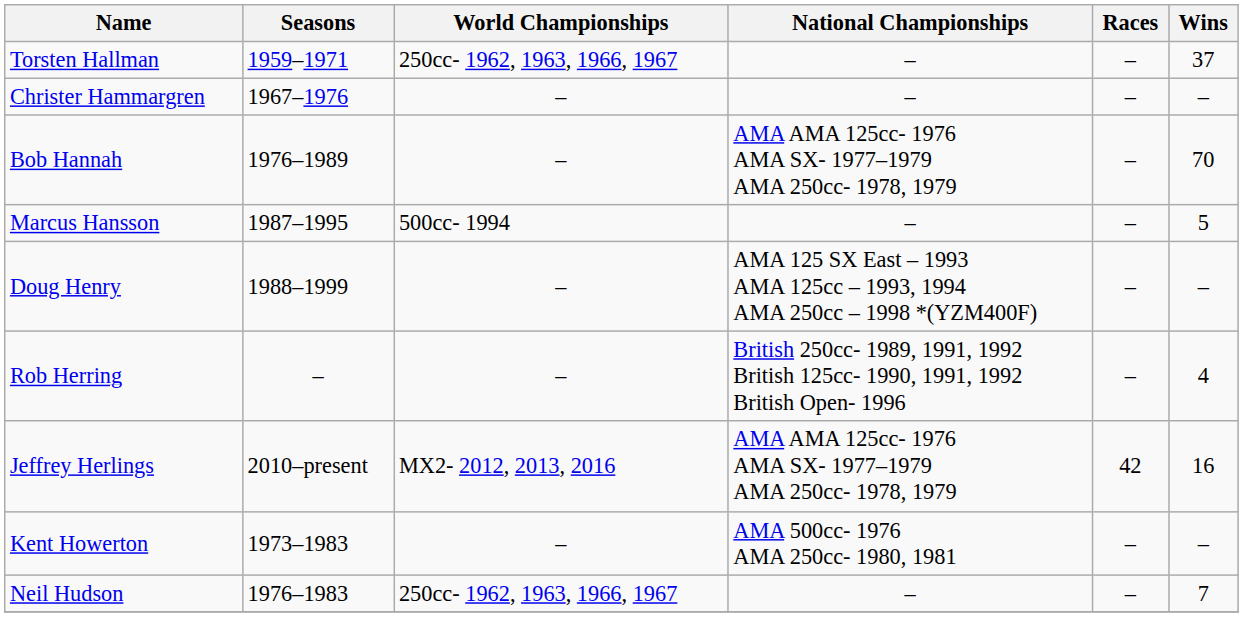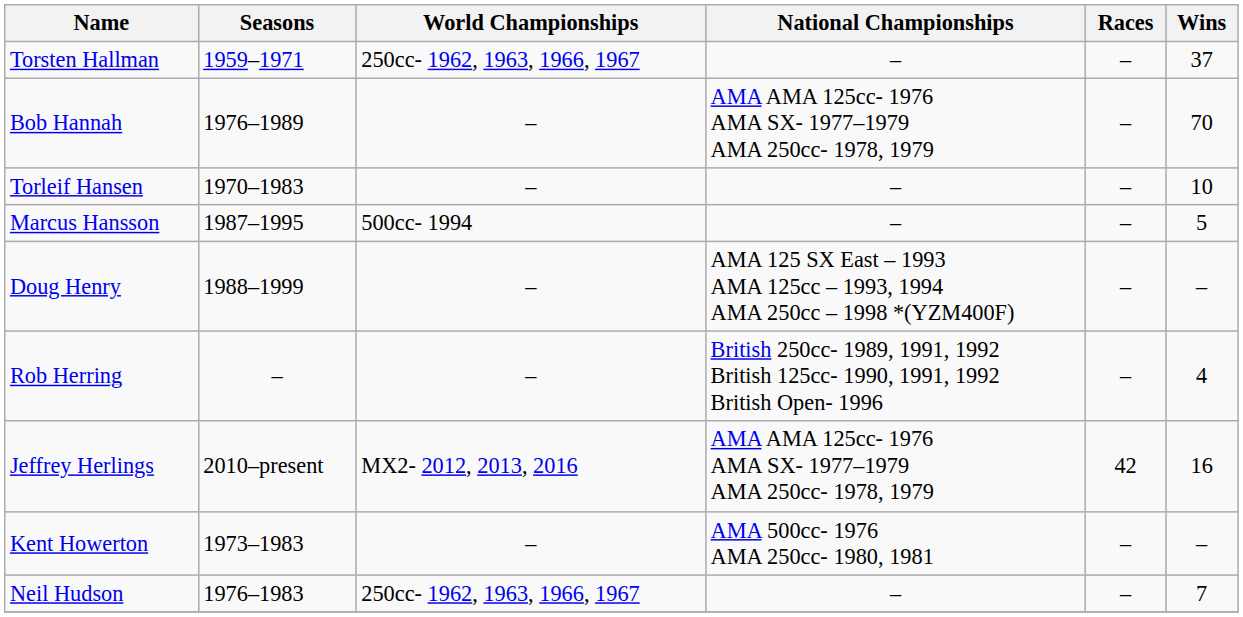- row: (107, 96)
+ row: (76, 186)
